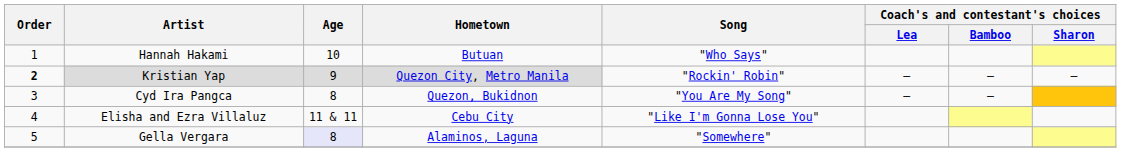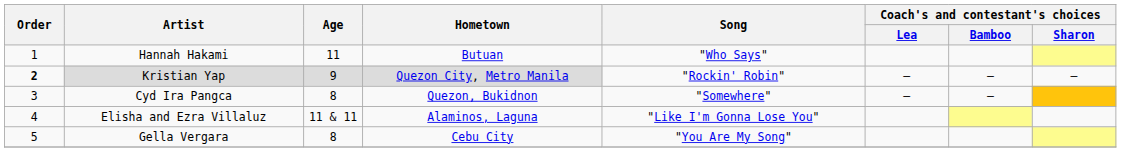(333, 55) 10 -> (333, 55) 11
(733, 96) "You Are My Song" -> (733, 96) "Somewhere"
(482, 117) Cebu City -> (482, 117) Alaminos, Laguna
(333, 137) lavender background -> (333, 137) no background
(482, 137) Alaminos, Laguna -> (482, 137) Cebu City
(733, 137) "Somewhere" -> (733, 137) "You Are My Song"
